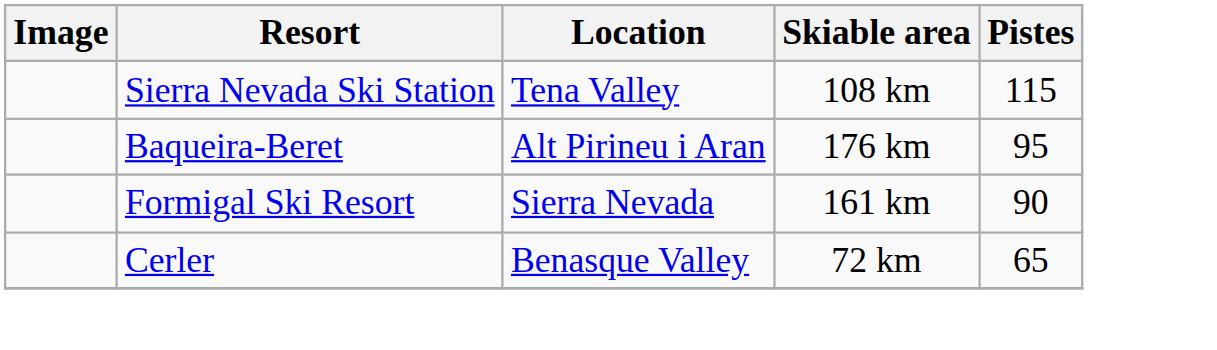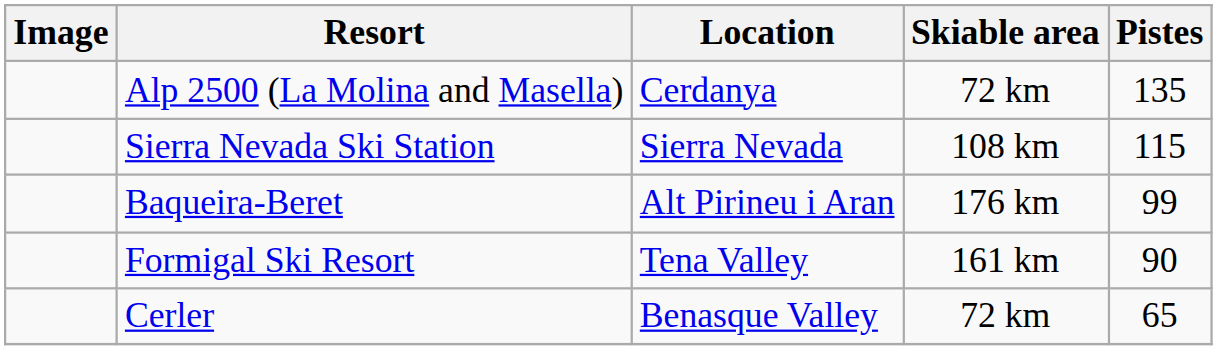+ row: (374, 89)
(595, 89) Tena Valley -> (741, 145) Sierra Nevada
(1031, 145) 95 -> (1160, 202) 99
(613, 202) Sierra Nevada -> (724, 259) Tena Valley
